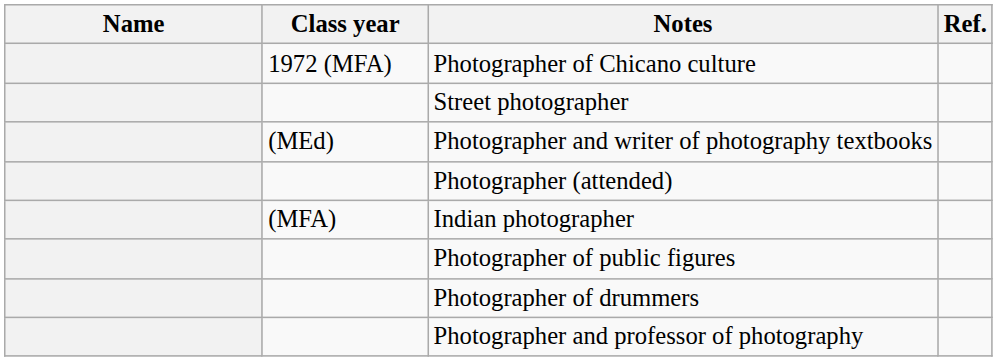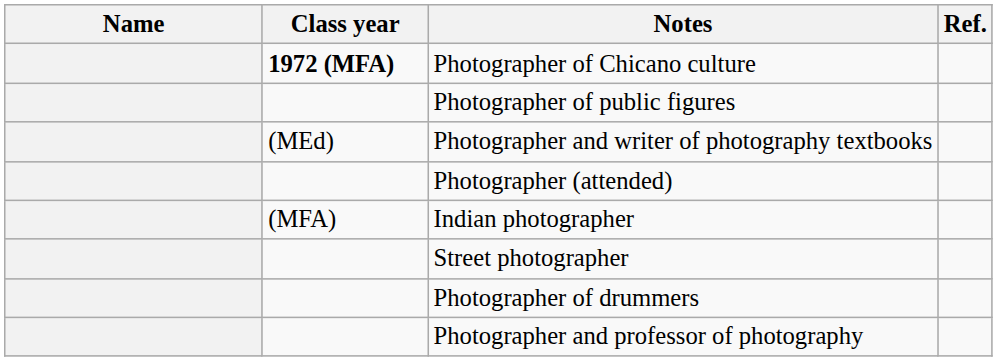(330, 63) normal -> (331, 63) bold
rows swapped: (531, 102) <-> (584, 258)
